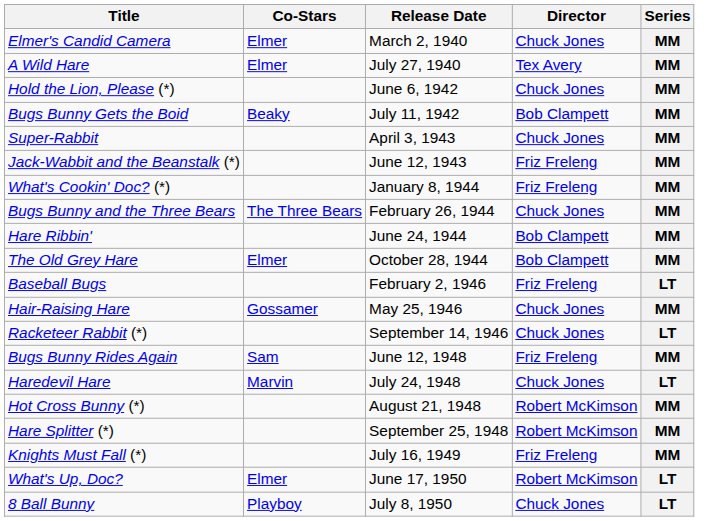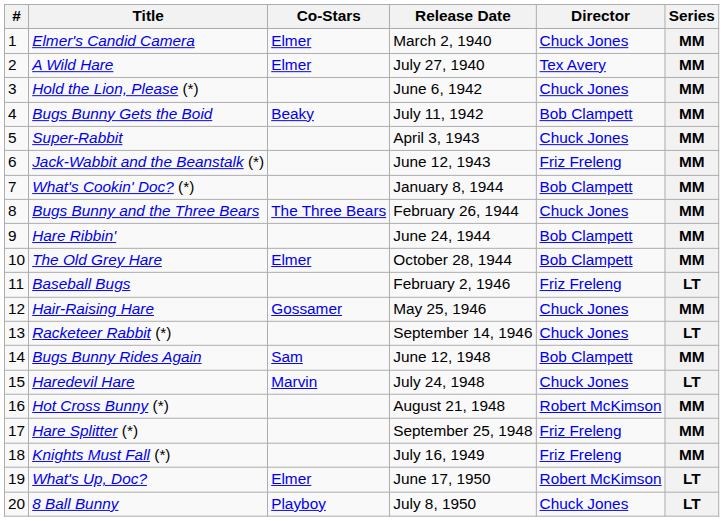+ column: (17, 16)
(556, 187) Friz Freleng -> (586, 187) Bob Clampett
(556, 357) Friz Freleng -> (586, 357) Bob Clampett
(576, 430) Robert McKimson -> (581, 430) Friz Freleng
